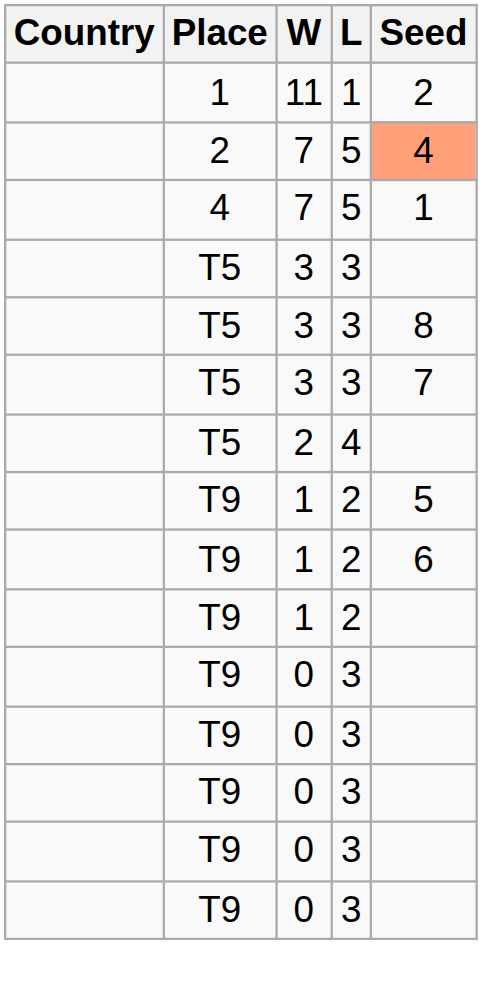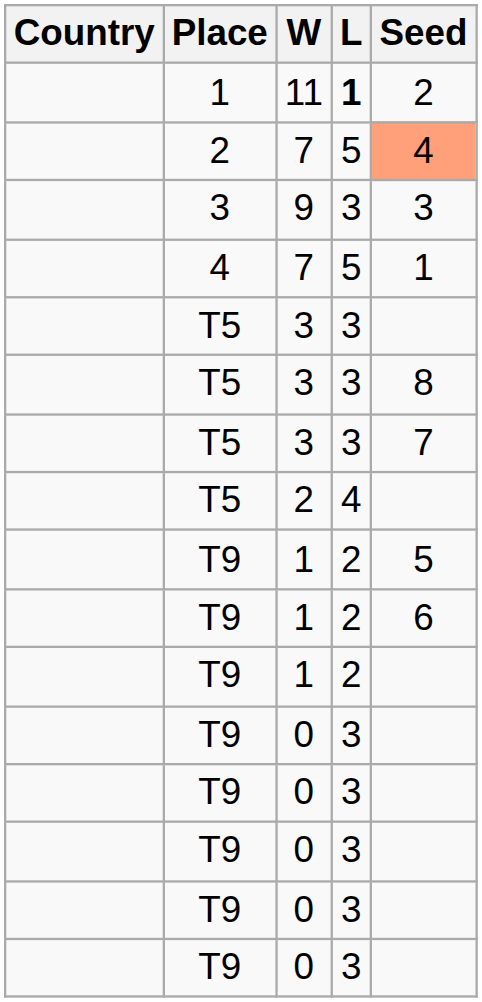(351, 92) normal -> (351, 92) bold
+ row: (220, 208)
